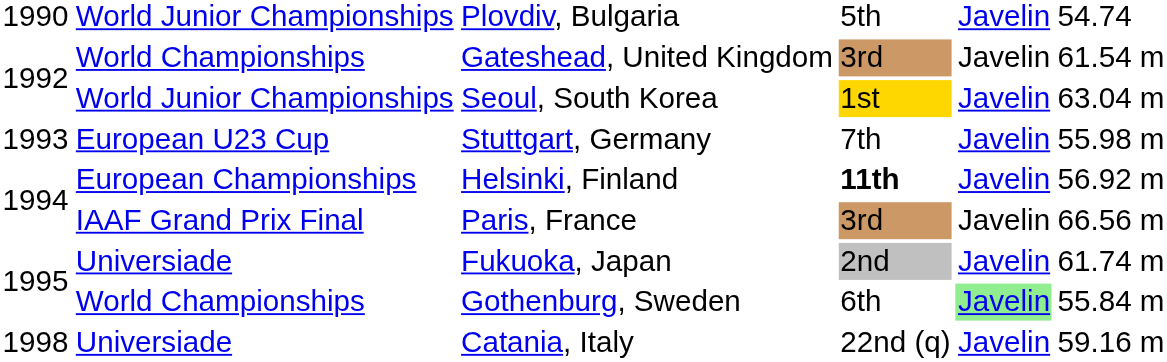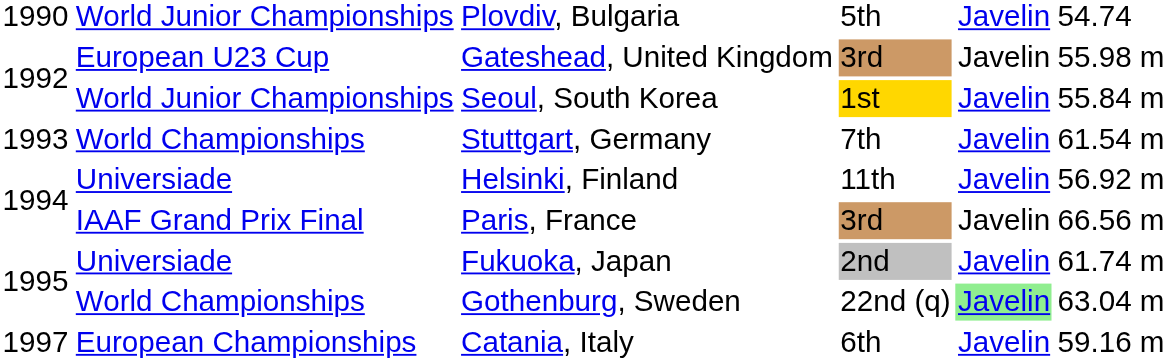(220, 57) World Championships -> (203, 57) European U23 Cup
(1111, 57) 61.54 m -> (1111, 57) 55.98 m
(1111, 98) 63.04 m -> (1111, 98) 55.84 m
(203, 138) European U23 Cup -> (220, 138) World Championships
(1111, 138) 55.98 m -> (1111, 138) 61.54 m
(246, 179) European Championships -> (154, 179) Universiade
(870, 179) bold -> (868, 179) normal
(861, 301) 6th -> (895, 301) 22nd (q)
(1111, 301) 55.84 m -> (1111, 301) 63.04 m
(35, 342) 1998 -> (35, 342) 1997
(154, 342) Universiade -> (246, 342) European Championships
(895, 342) 22nd (q) -> (861, 342) 6th
